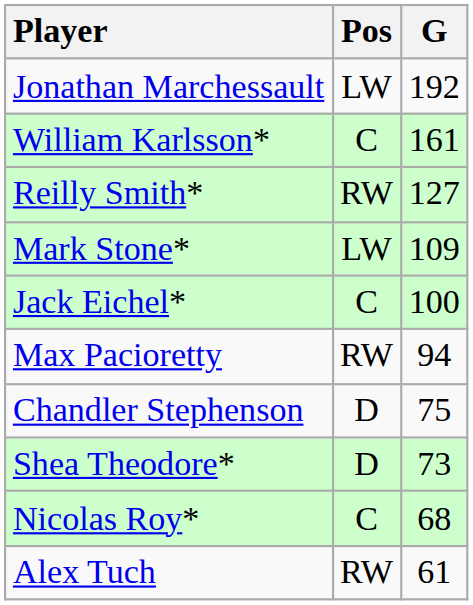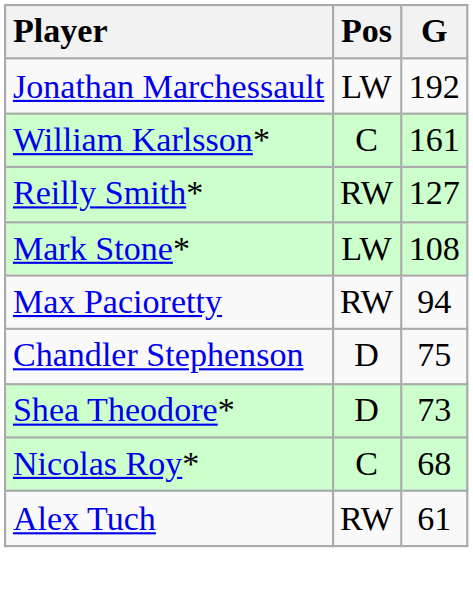(434, 247) 109 -> (434, 247) 108
- row: (100, 301)
